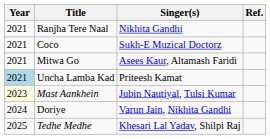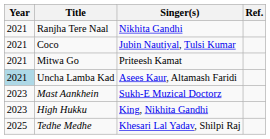(170, 45) Sukh-E Muzical Doctorz -> (177, 45) Jubin Nautiyal, Tulsi Kumar
(178, 61) Asees Kaur, Altamash Faridi -> (150, 61) Priteesh Kamat
(150, 77) Priteesh Kamat -> (178, 77) Asees Kaur, Altamash Faridi
(17, 93) lightyellow background -> (17, 93) no background
(177, 93) Jubin Nautiyal, Tulsi Kumar -> (170, 93) Sukh-E Muzical Doctorz
+ row: (62, 110)
- row: (51, 110)
